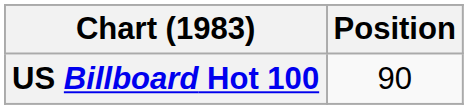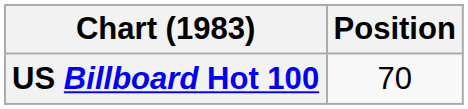(395, 78) 90 -> (395, 78) 70
